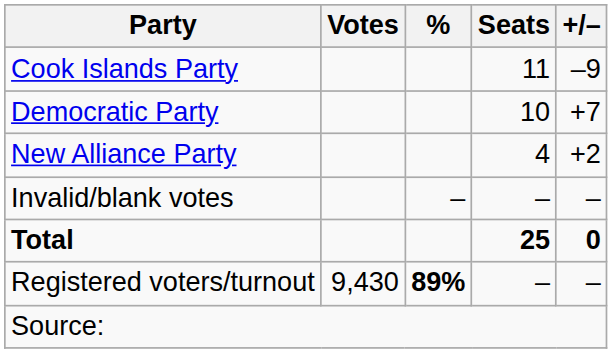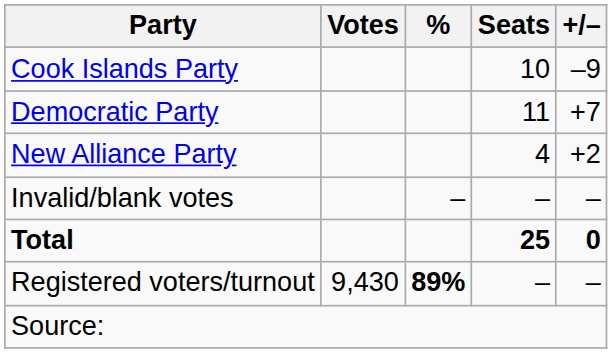(536, 68) 11 -> (535, 68) 10
(535, 111) 10 -> (536, 111) 11
